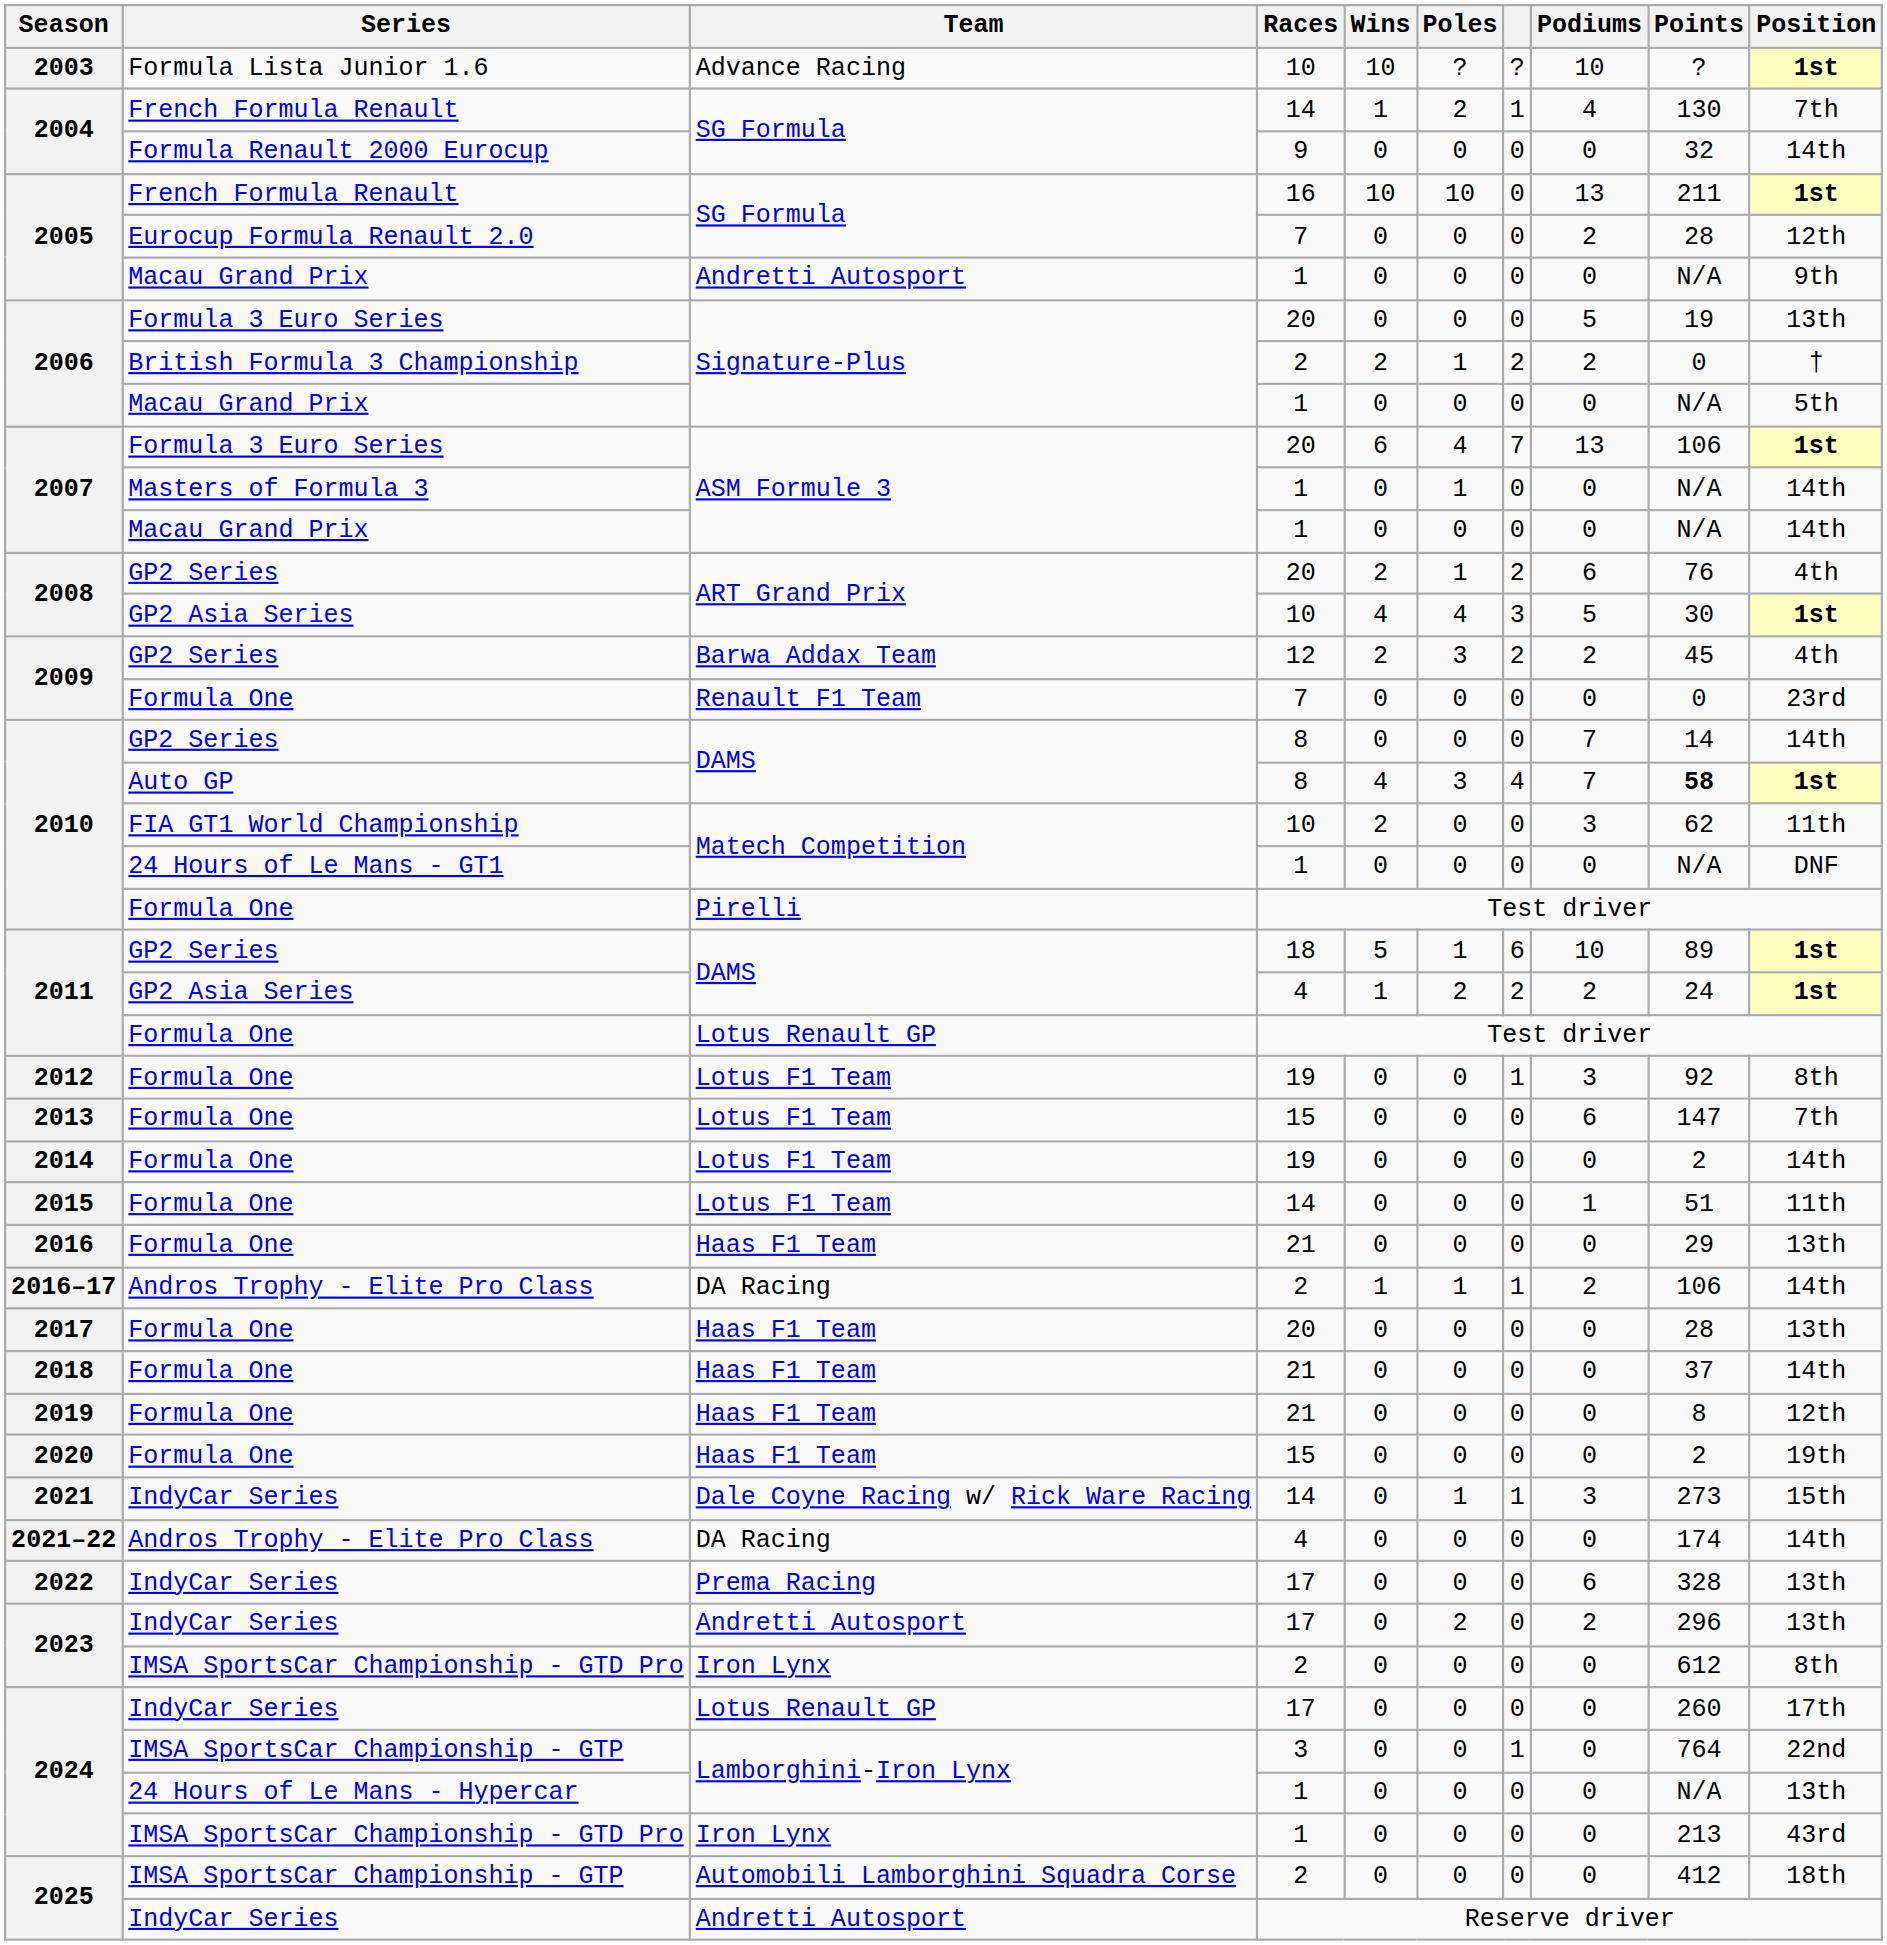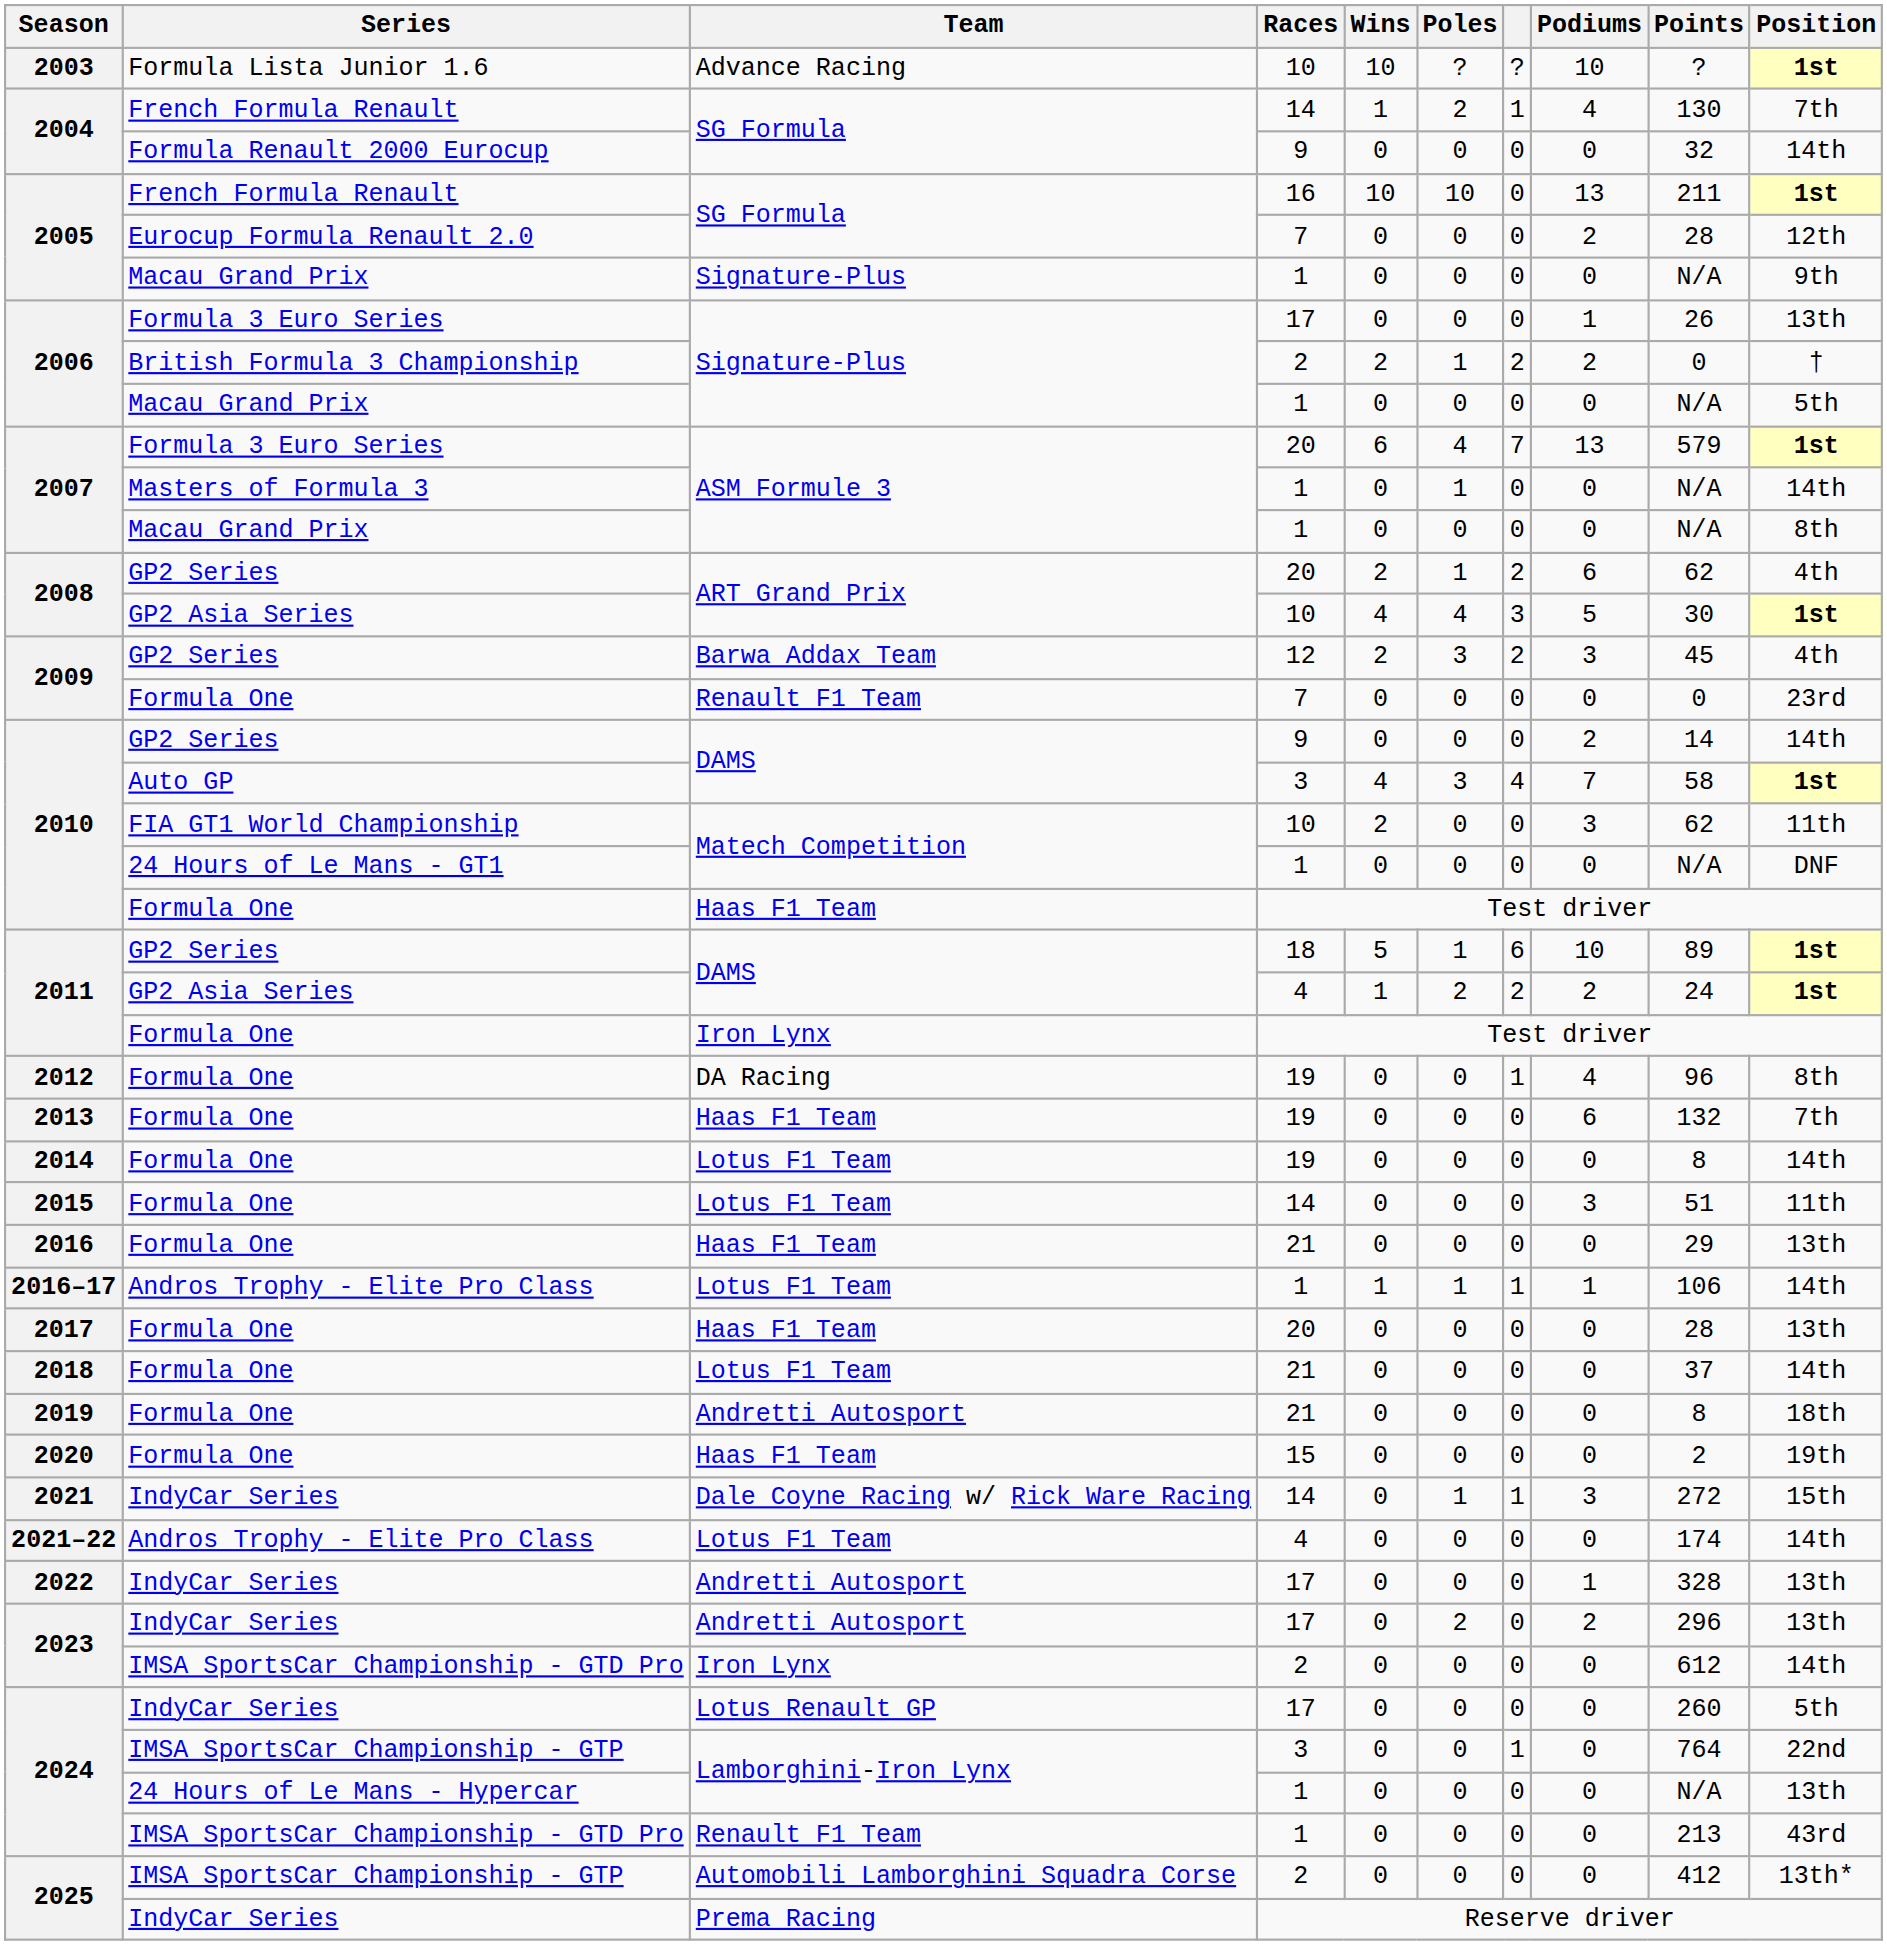(831, 278) Andretti Autosport -> (801, 278) Signature-Plus
(1301, 320) 20 -> (1301, 320) 17
(1589, 320) 5 -> (1589, 320) 1
(1699, 320) 19 -> (1699, 320) 26
(1699, 446) 106 -> (1699, 446) 579
(1816, 531) 14th -> (1816, 531) 8th
(1699, 573) 76 -> (1699, 573) 62
(1589, 657) 2 -> (1589, 657) 3
(1301, 741) 8 -> (1301, 741) 9
(1589, 741) 7 -> (1589, 741) 2
(1301, 783) 8 -> (1301, 783) 3
(1699, 783) bold -> (1699, 783) normal
(748, 909) Pirelli -> (786, 909) Haas F1 Team
(816, 1035) Lotus Renault GP -> (763, 1035) Iron Lynx
(793, 1077) Lotus F1 Team -> (763, 1077) DA Racing
(1589, 1077) 3 -> (1589, 1077) 4
(1699, 1077) 92 -> (1699, 1077) 96
(793, 1119) Lotus F1 Team -> (786, 1119) Haas F1 Team
(1301, 1119) 15 -> (1301, 1119) 19
(1699, 1119) 147 -> (1699, 1119) 132
(1699, 1162) 2 -> (1699, 1162) 8
(1589, 1204) 1 -> (1589, 1204) 3
(763, 1288) DA Racing -> (793, 1288) Lotus F1 Team
(1301, 1288) 2 -> (1301, 1288) 1
(1589, 1288) 2 -> (1589, 1288) 1
(786, 1372) Haas F1 Team -> (793, 1372) Lotus F1 Team
(786, 1414) Haas F1 Team -> (831, 1414) Andretti Autosport
(1816, 1414) 12th -> (1816, 1414) 18th
(1699, 1498) 273 -> (1699, 1498) 272
(763, 1540) DA Racing -> (793, 1540) Lotus F1 Team
(786, 1582) Prema Racing -> (831, 1582) Andretti Autosport
(1589, 1582) 6 -> (1589, 1582) 1
(1816, 1666) 8th -> (1816, 1666) 14th
(1816, 1708) 17th -> (1816, 1708) 5th
(763, 1835) Iron Lynx -> (808, 1835) Renault F1 Team
(1816, 1877) 18th -> (1816, 1877) 13th*
(831, 1919) Andretti Autosport -> (786, 1919) Prema Racing
